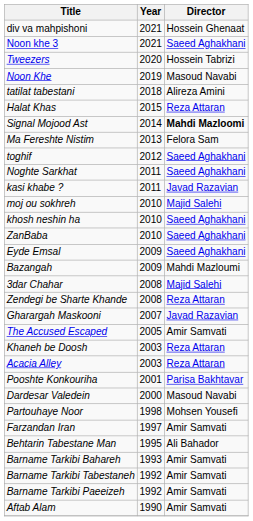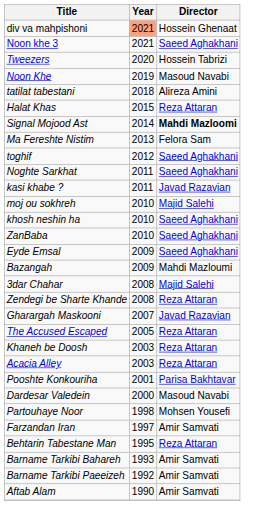(151, 28) no background -> (143, 28) lightsalmon background
(196, 332) Amir Samvati -> (188, 332) Reza Attaran
(193, 444) Ali Bahador -> (188, 444) Reza Attaran
- row: (71, 476)
